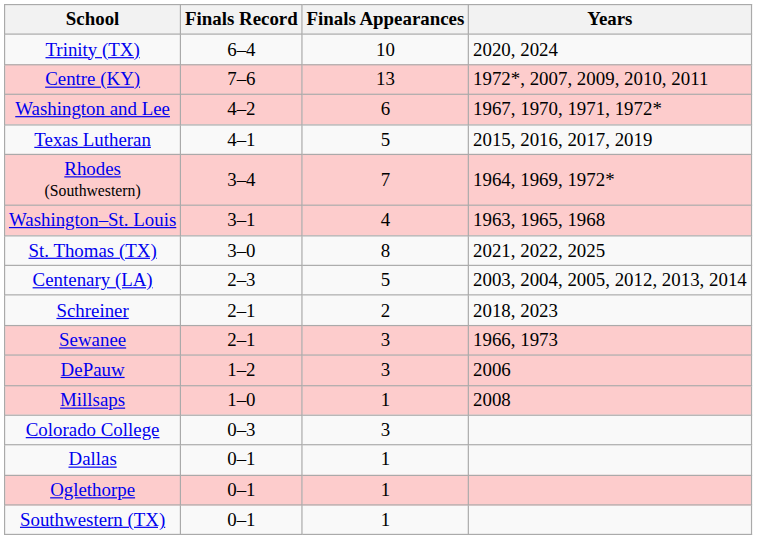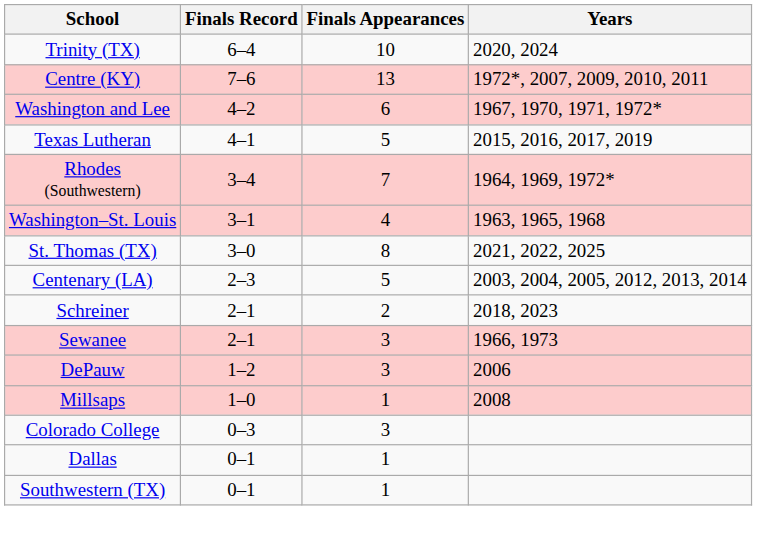- row: (93, 489)
